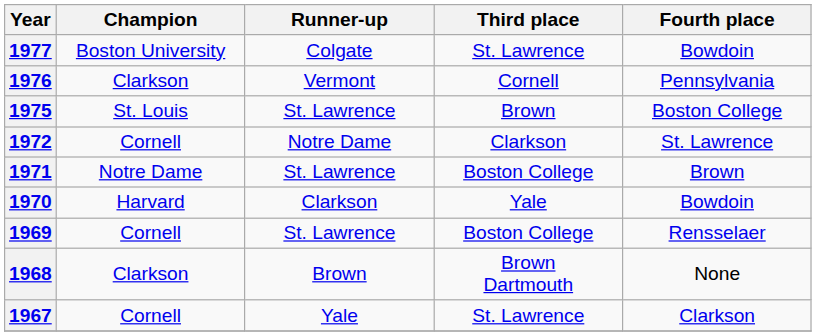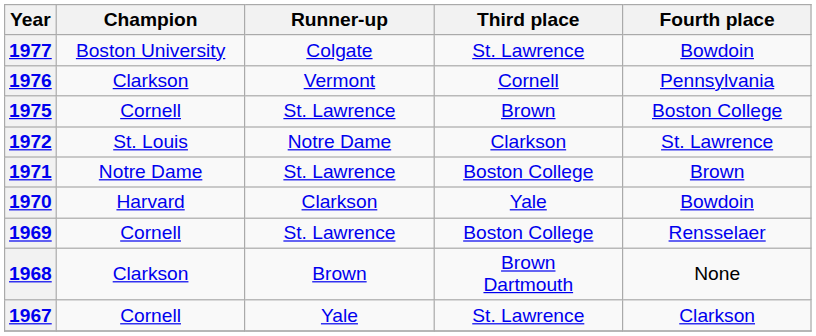(151, 111) St. Louis -> (151, 111) Cornell
(151, 141) Cornell -> (151, 141) St. Louis
